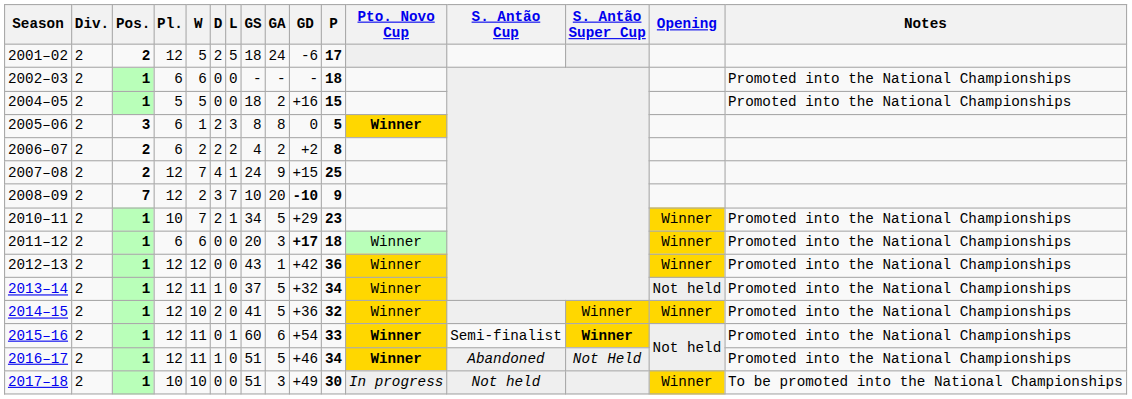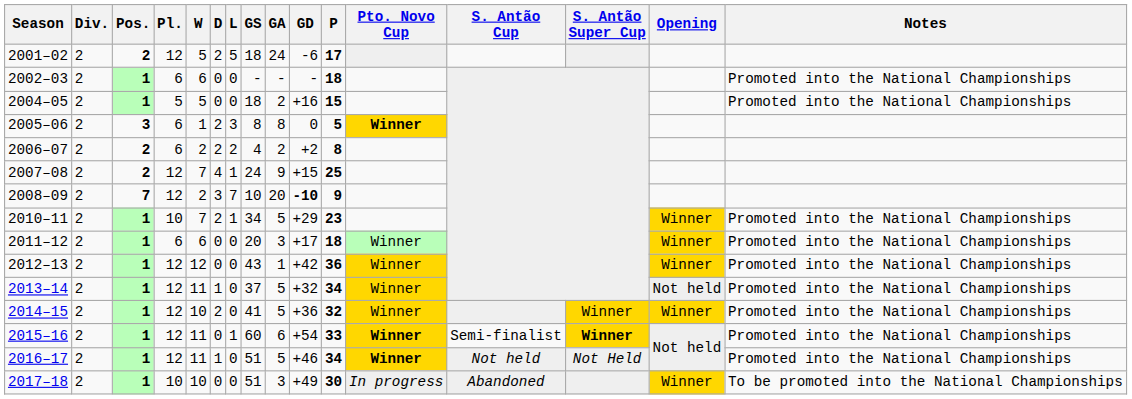(305, 242) bold -> (305, 242) normal
(506, 359) Abandoned -> (506, 359) Not held
(506, 382) Not held -> (506, 382) Abandoned
